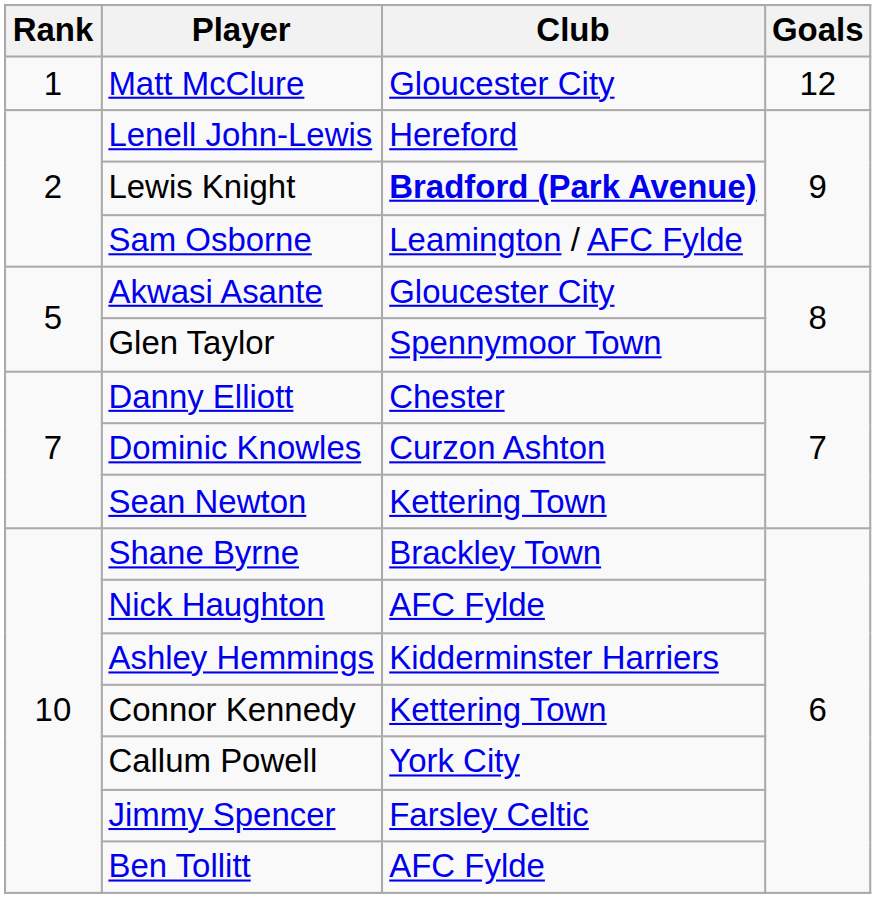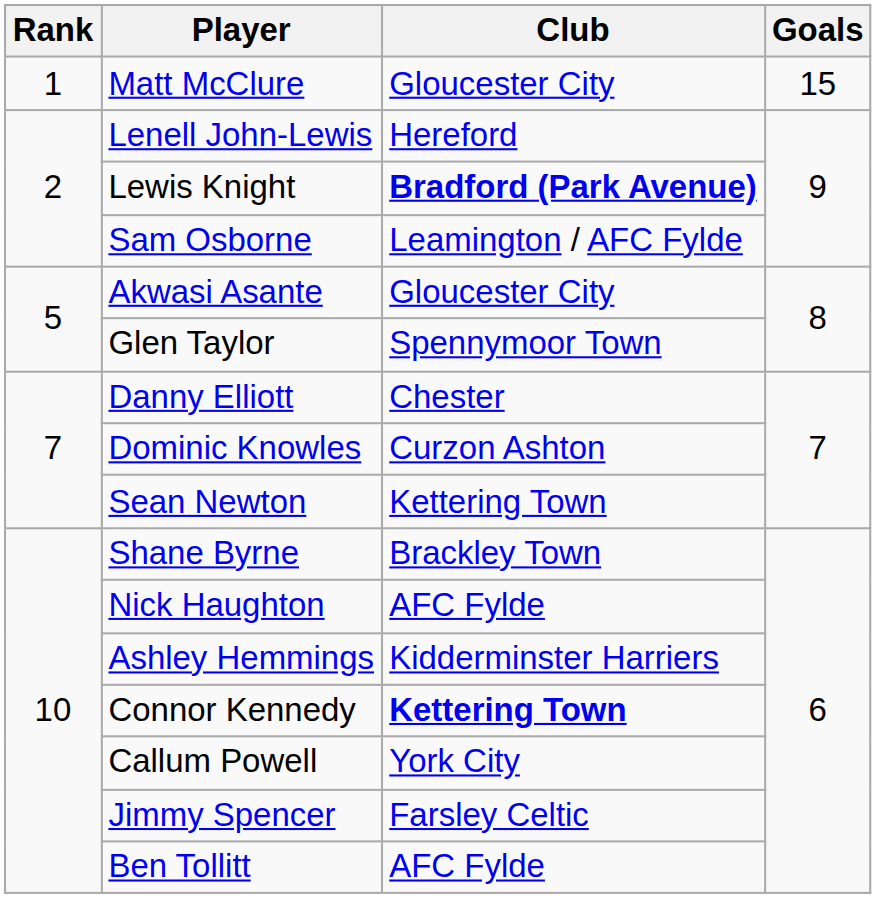(818, 82) 12 -> (818, 82) 15
(498, 710) normal -> (508, 710) bold
